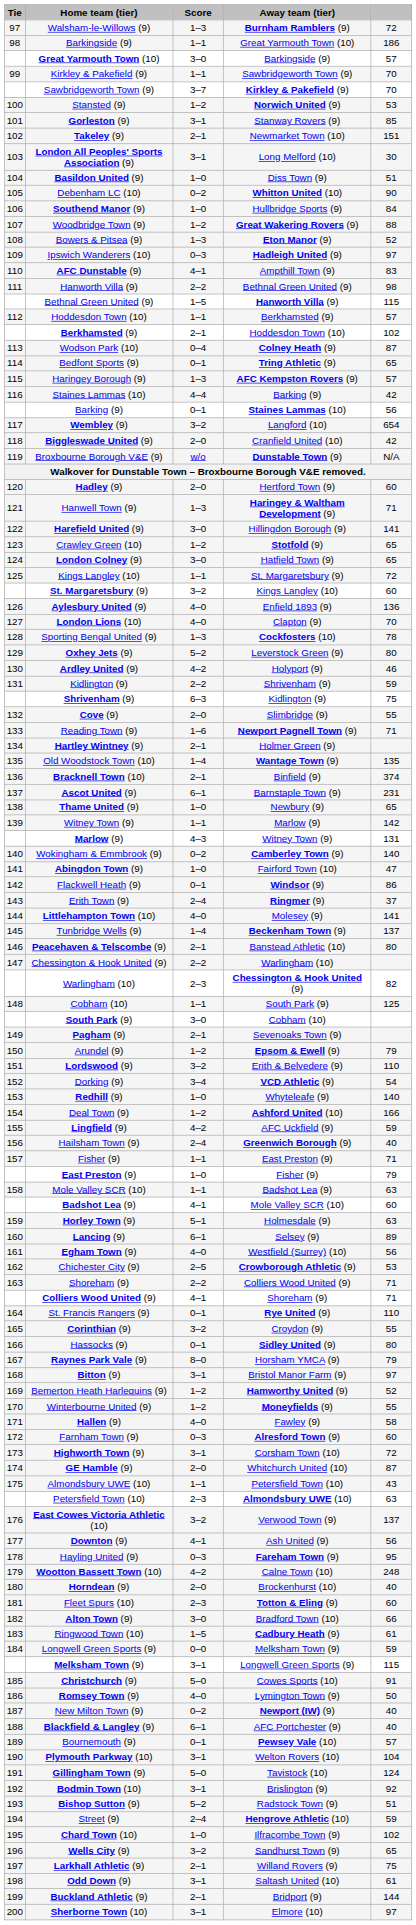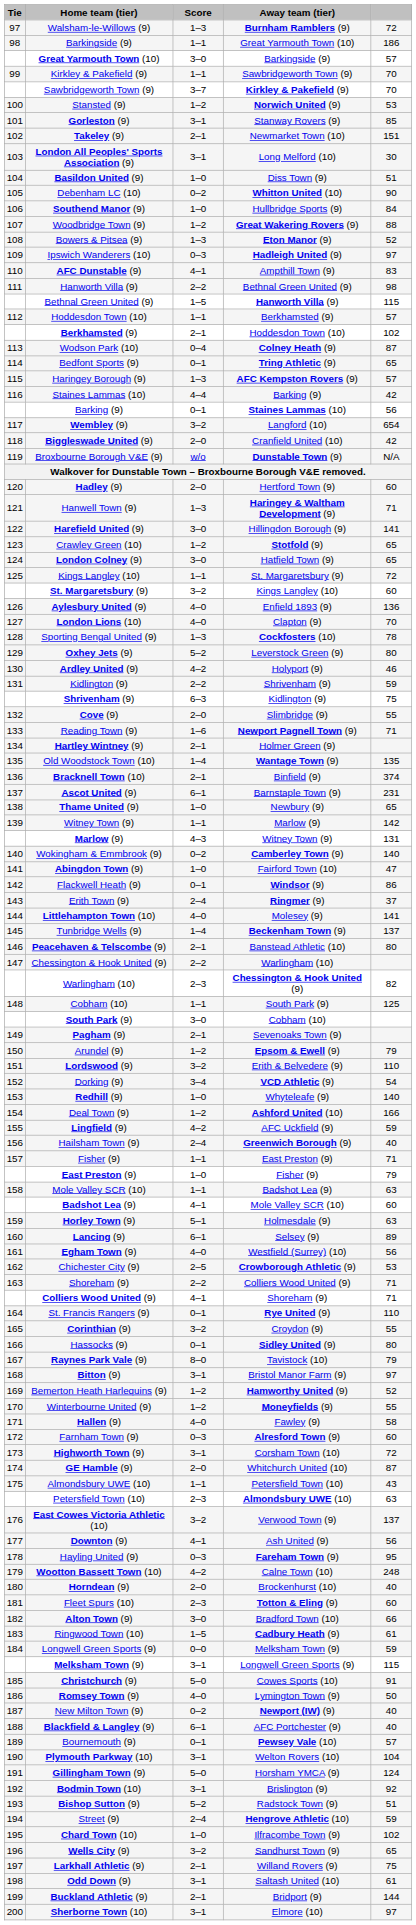(297, 1360) Horsham YMCA (9) -> (297, 1360) Tavistock (10)
(297, 1773) Tavistock (10) -> (297, 1773) Horsham YMCA (9)
